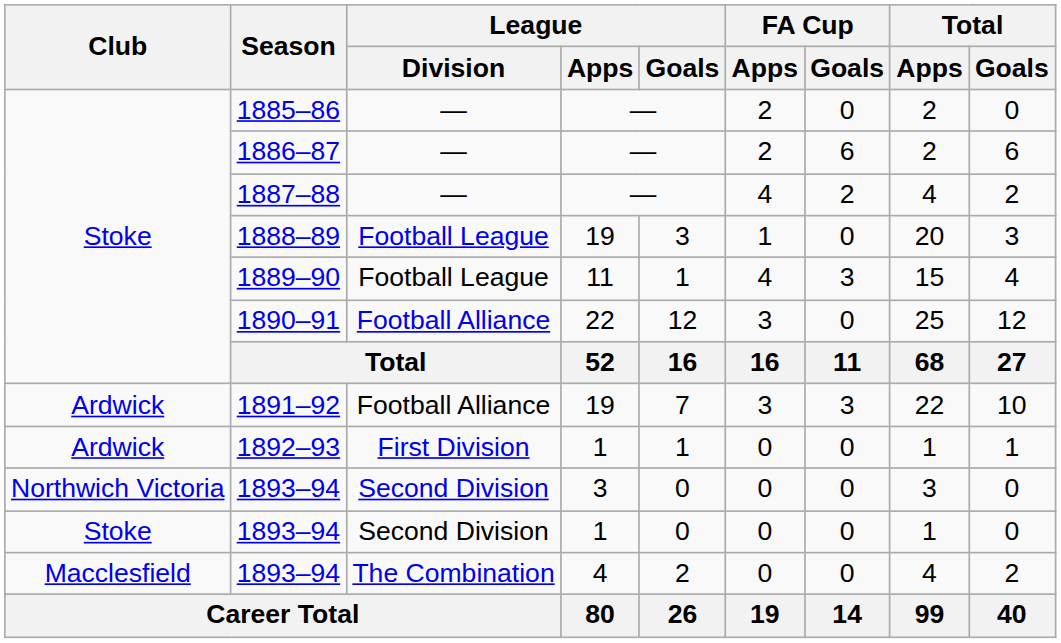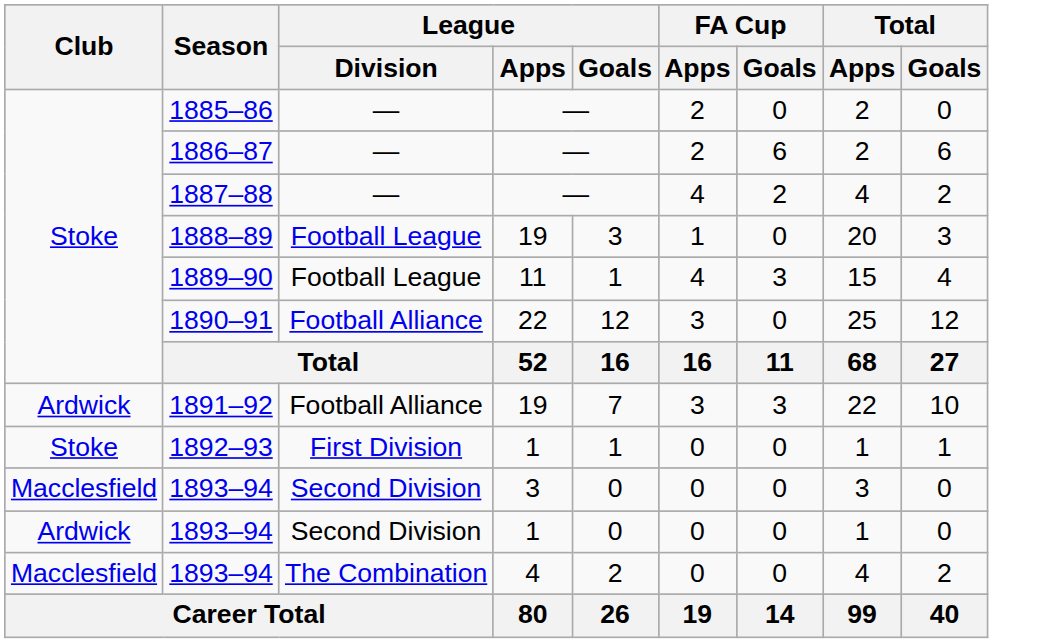(118, 446) Ardwick -> (84, 446) Stoke
(118, 488) Northwich Victoria -> (84, 488) Macclesfield
(118, 531) Stoke -> (84, 531) Ardwick
